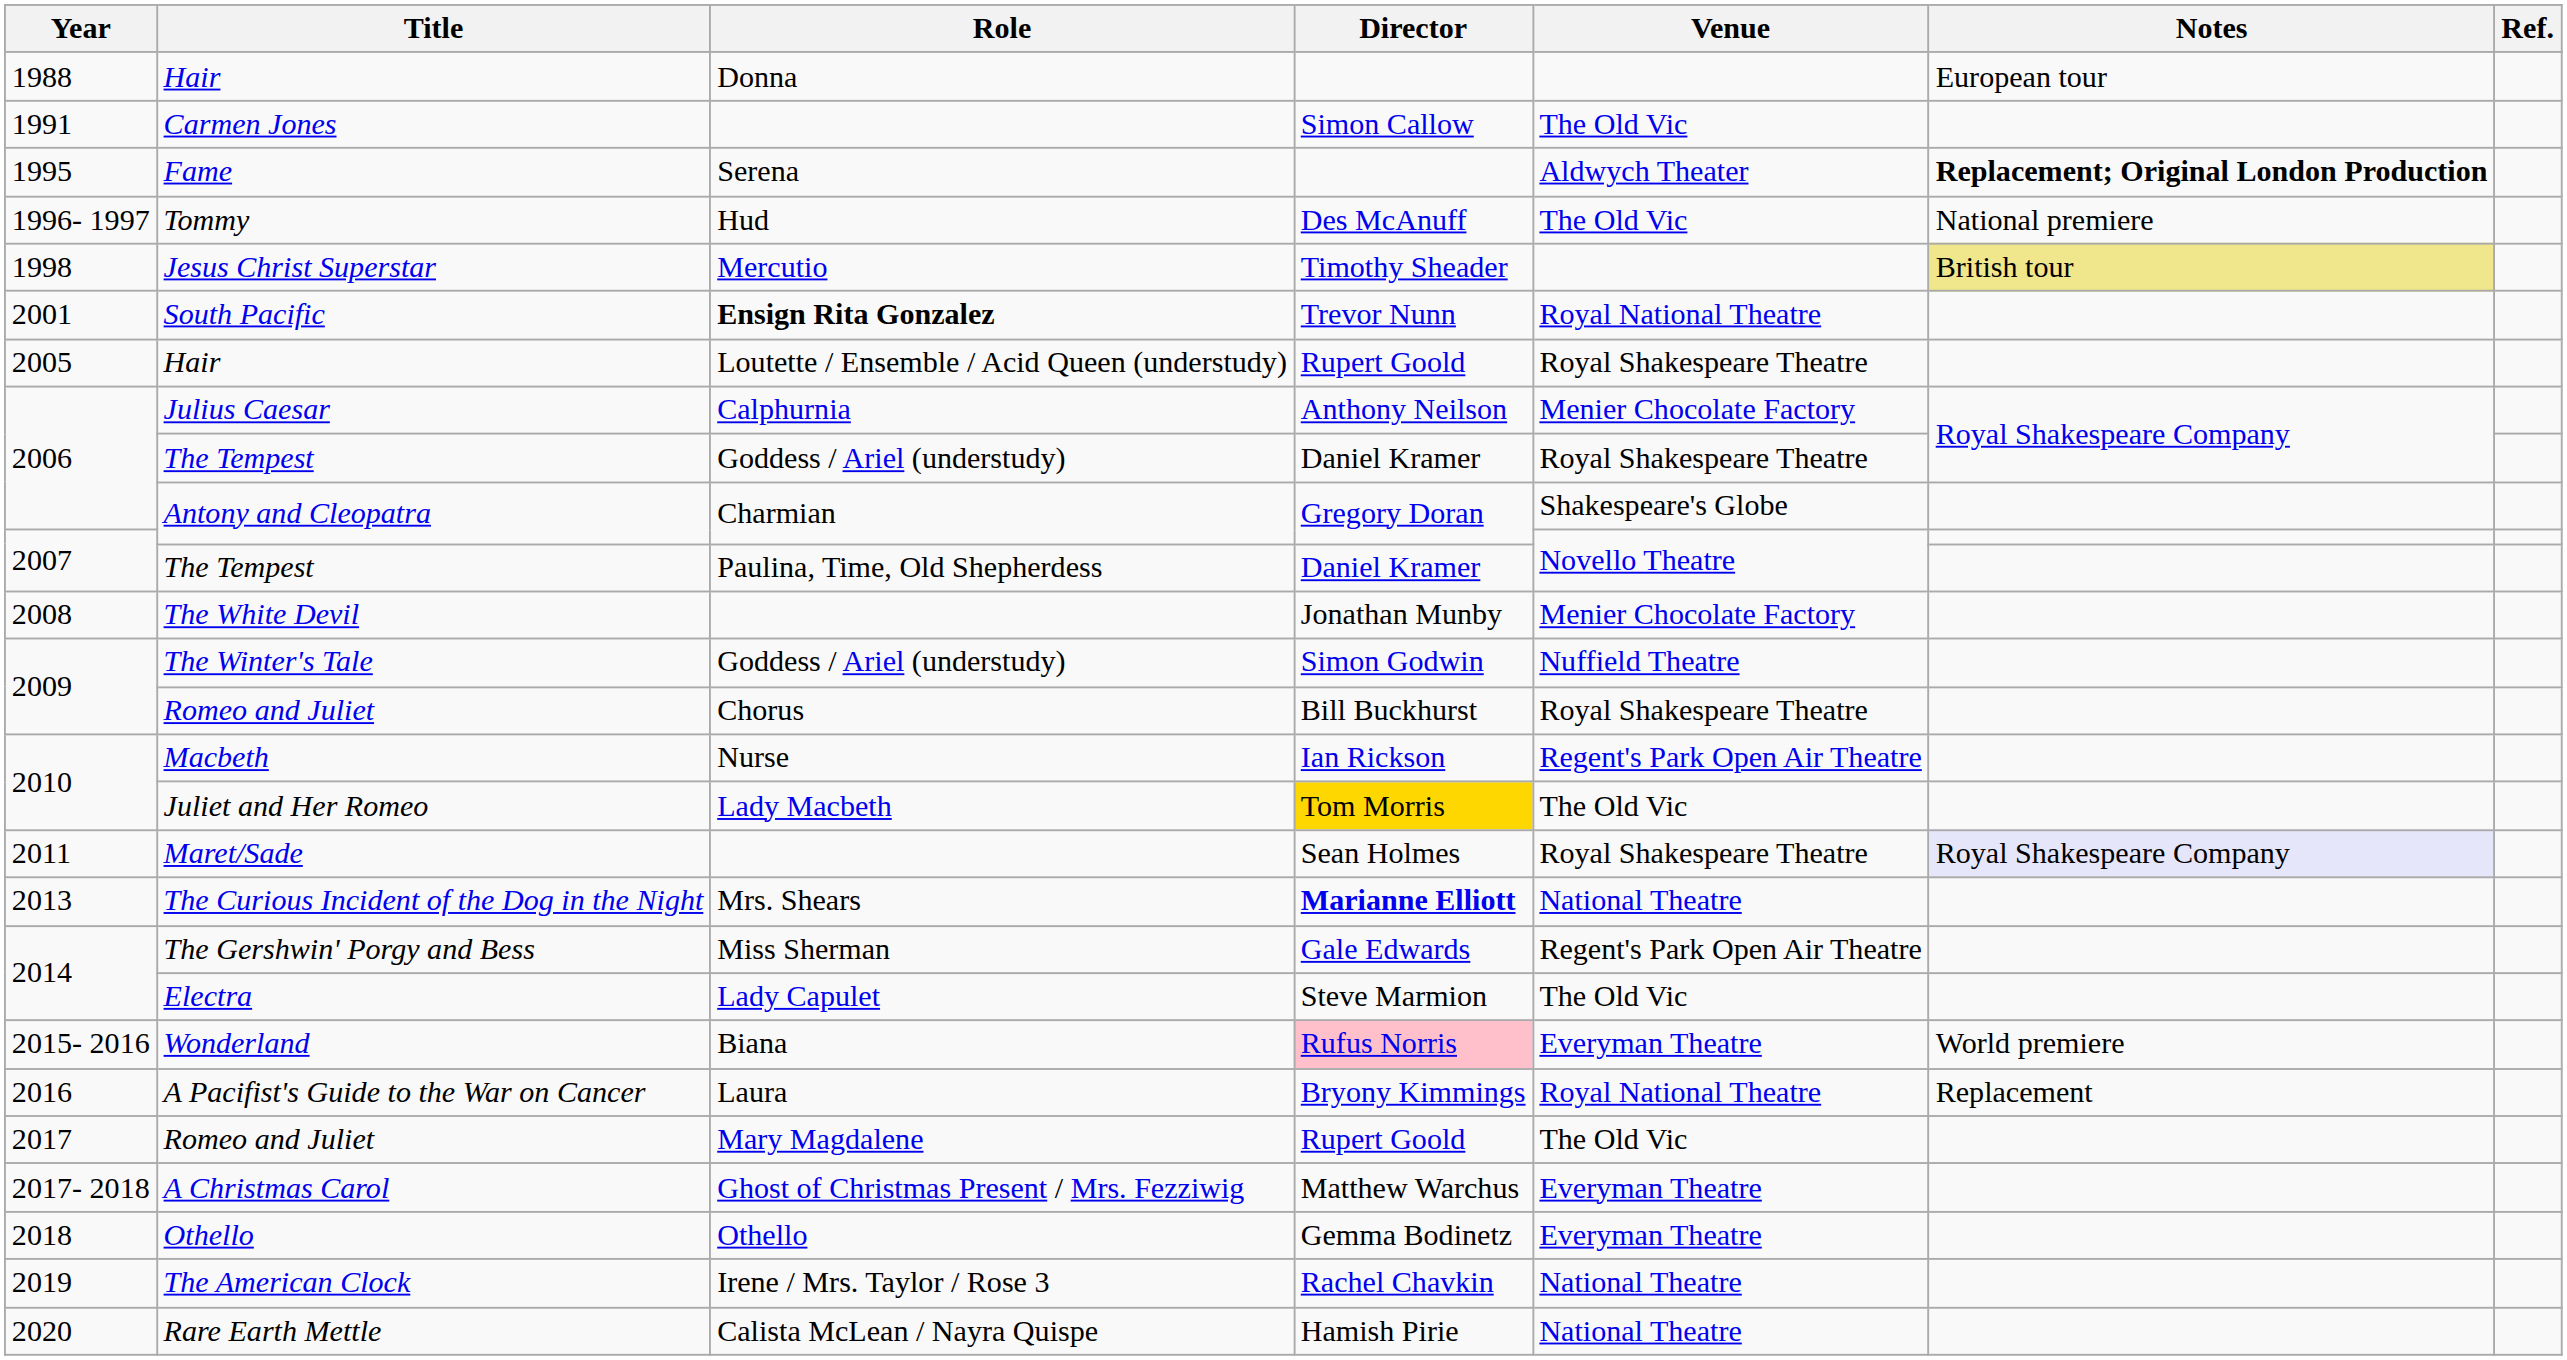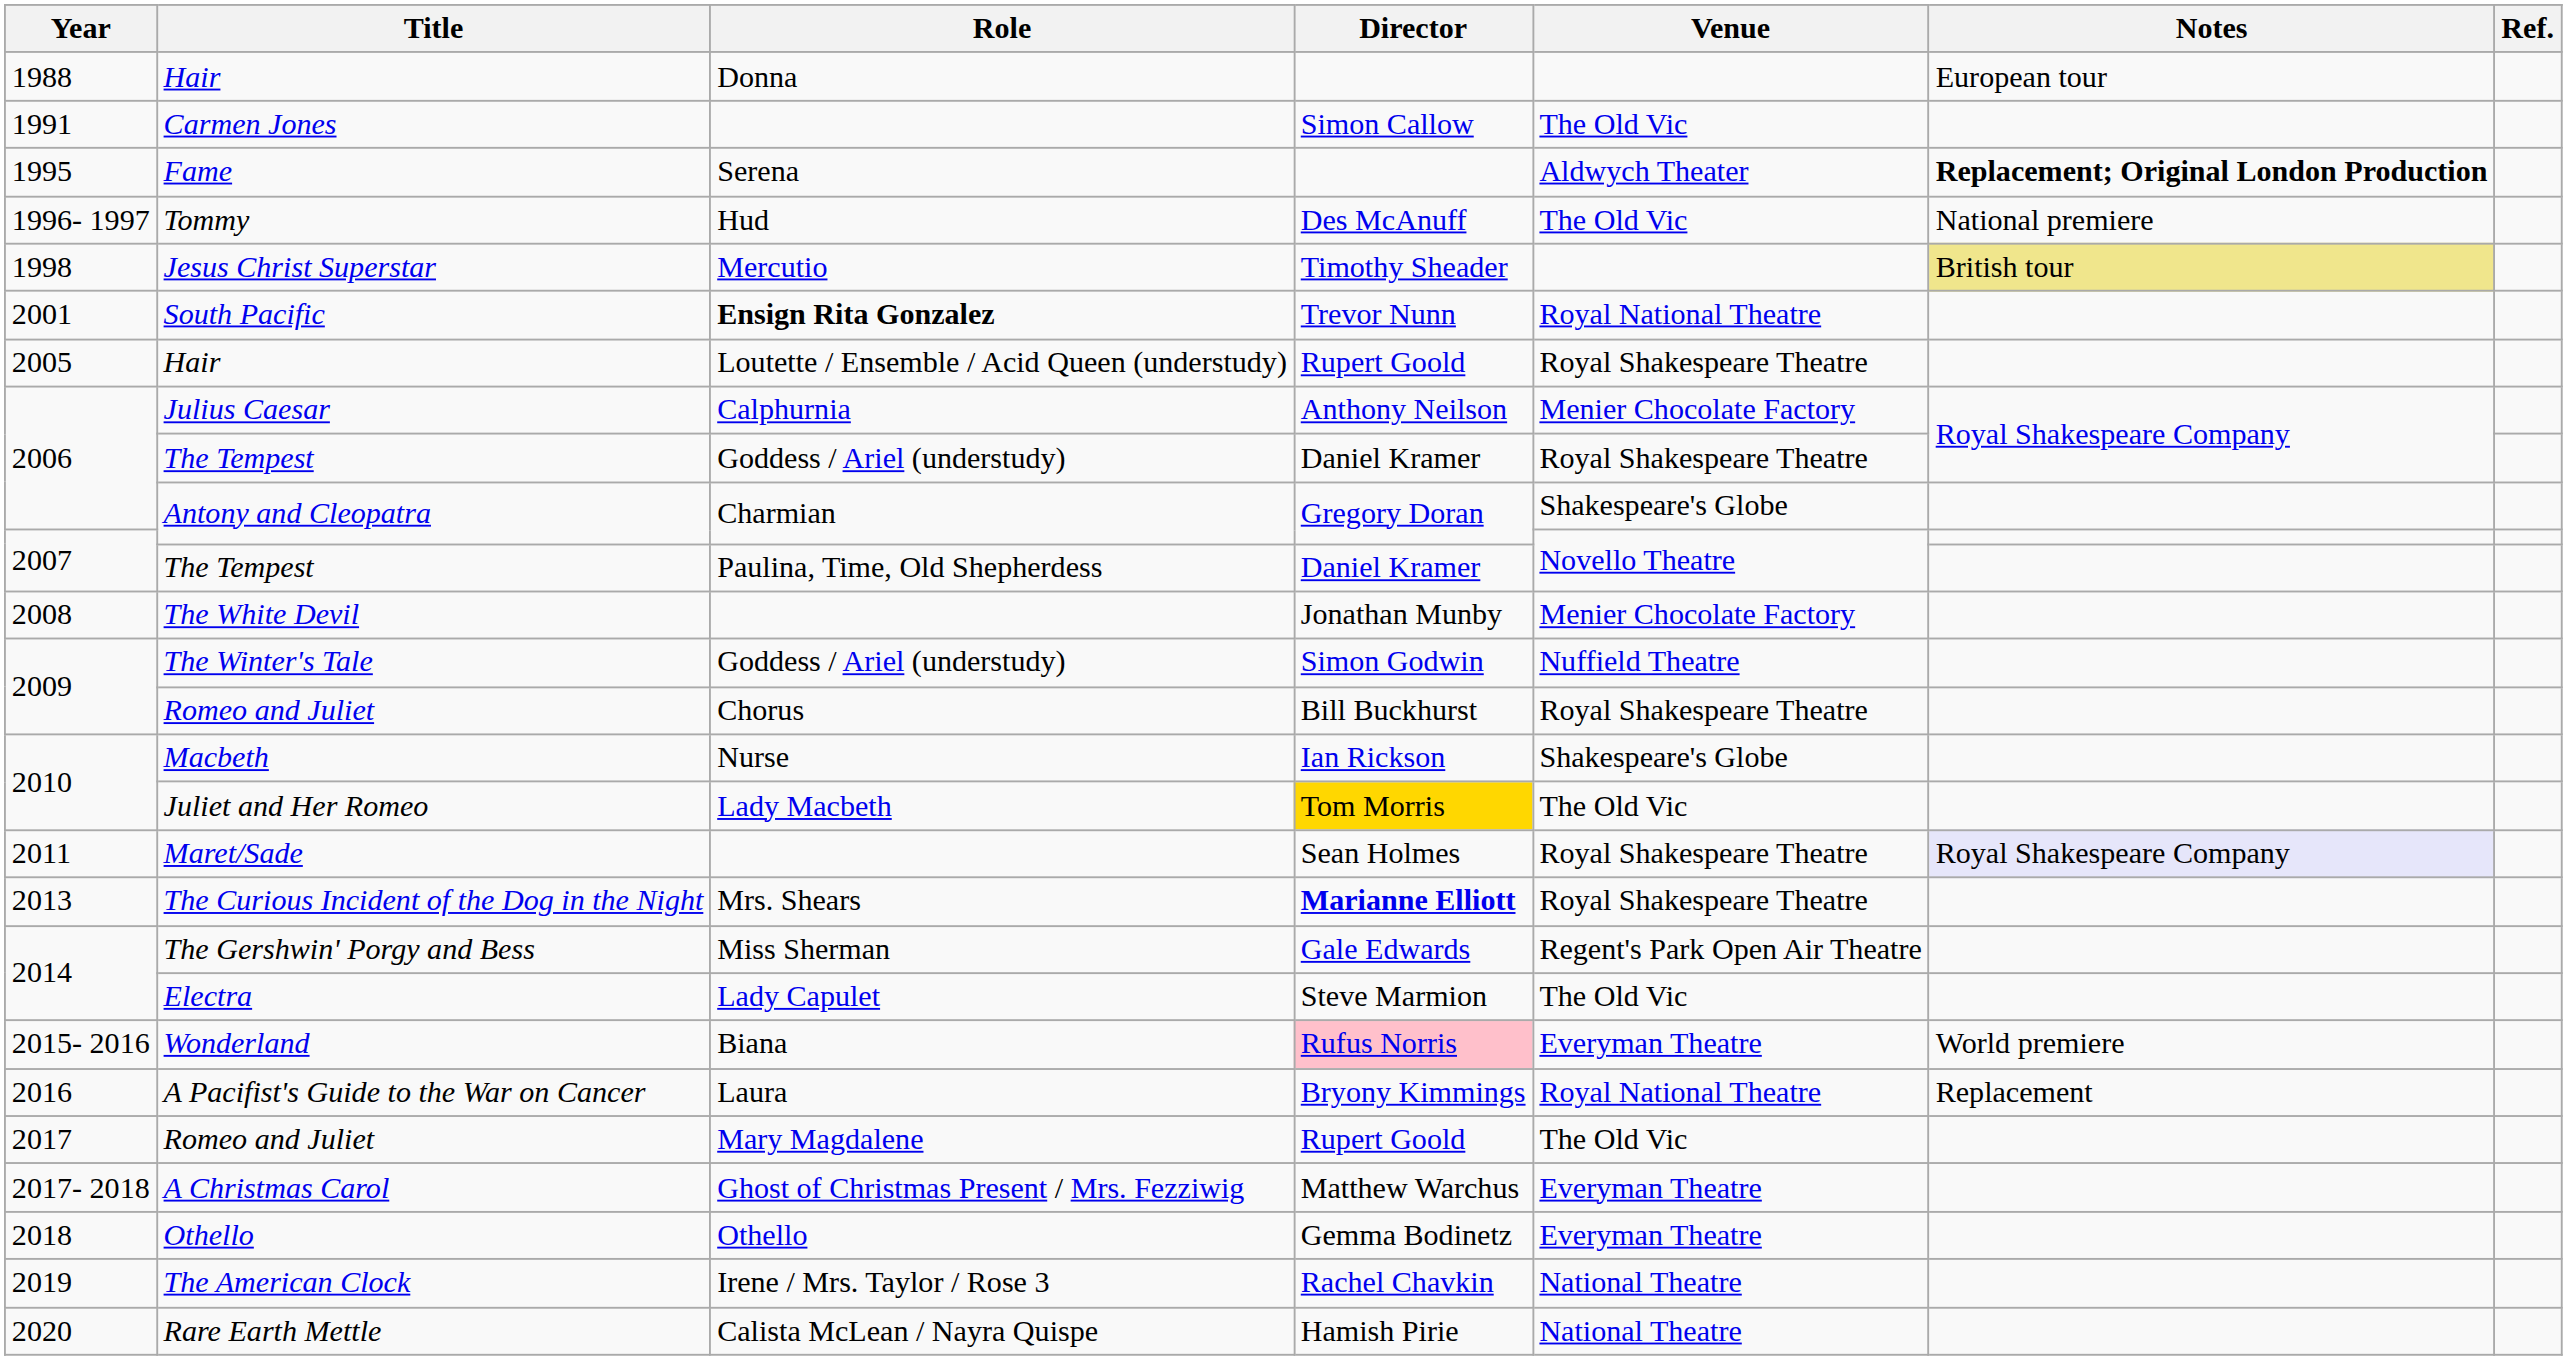(1731, 757) Regent's Park Open Air Theatre -> (1664, 757) Shakespeare's Globe
(1641, 900) National Theatre -> (1704, 900) Royal Shakespeare Theatre
